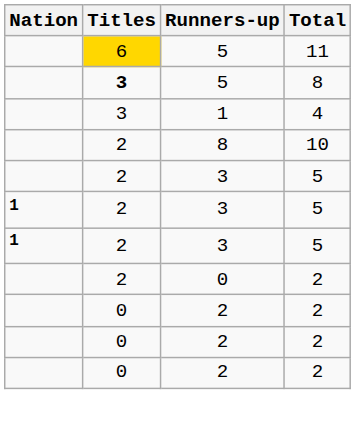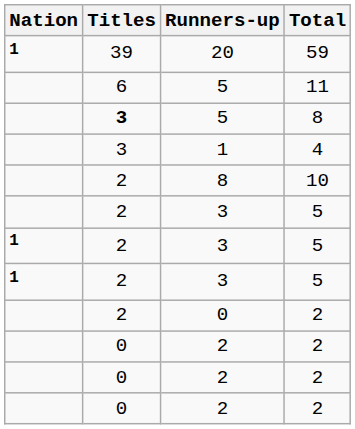+ row: (222, 54)
(122, 51) gold background -> (122, 87) no background
